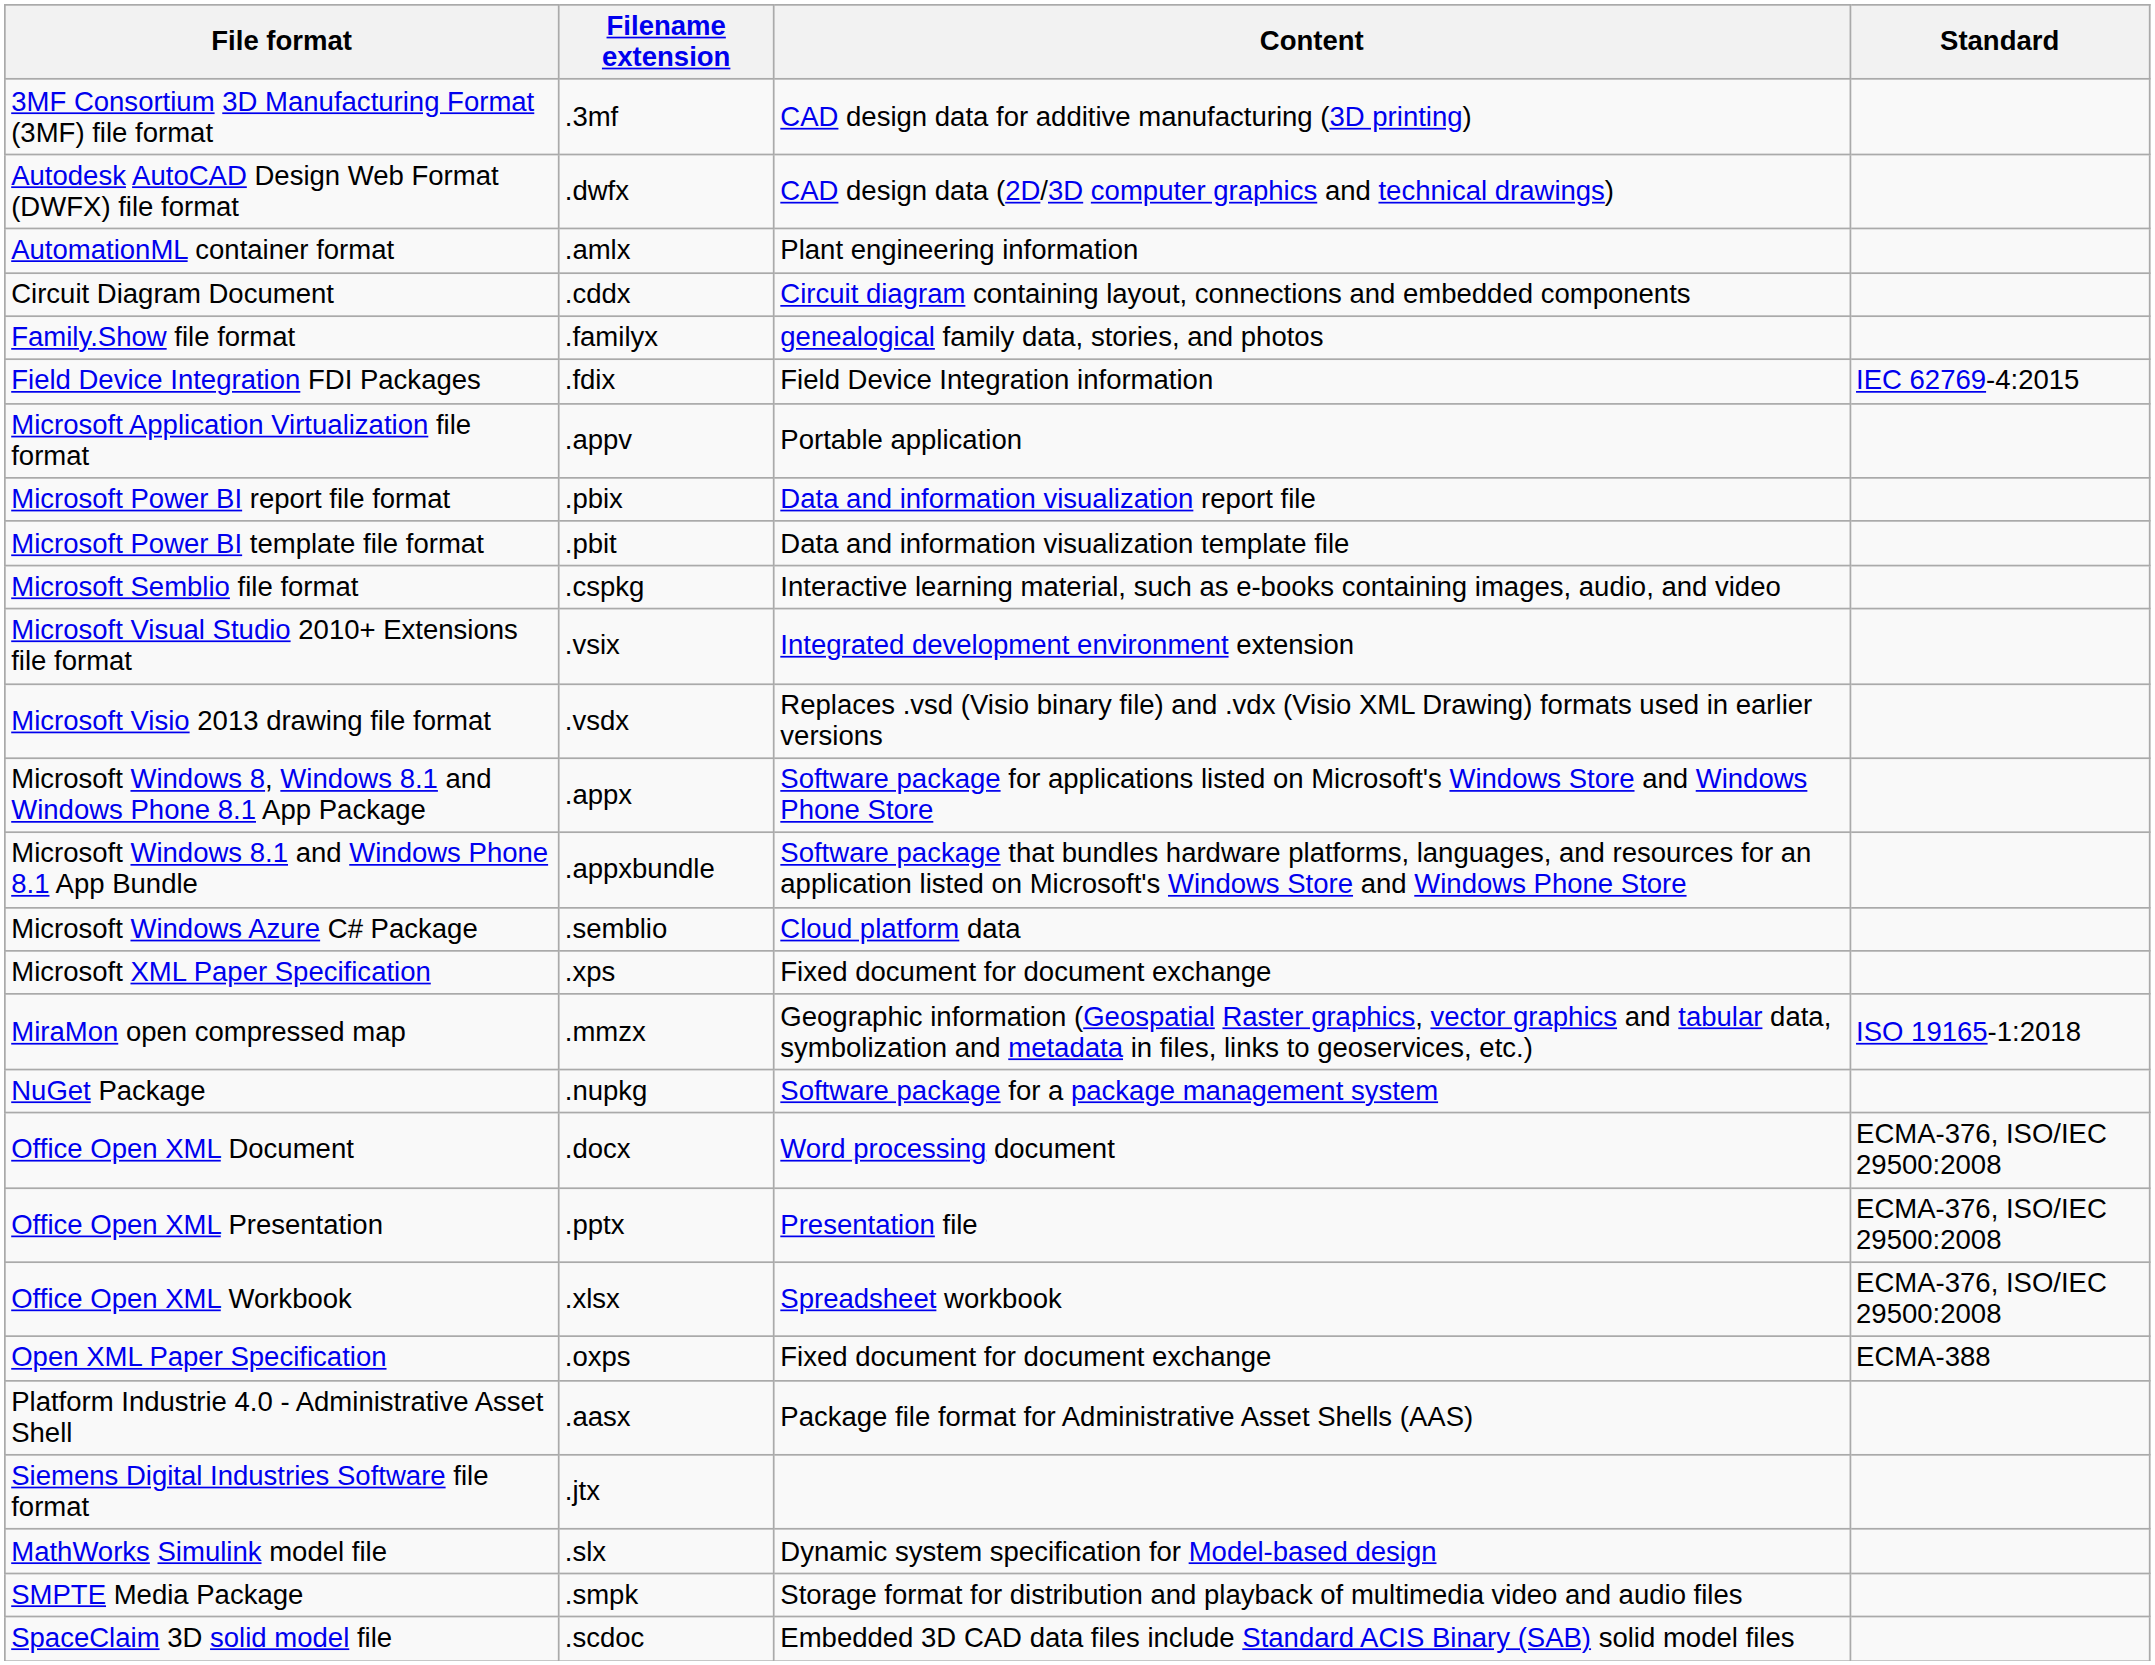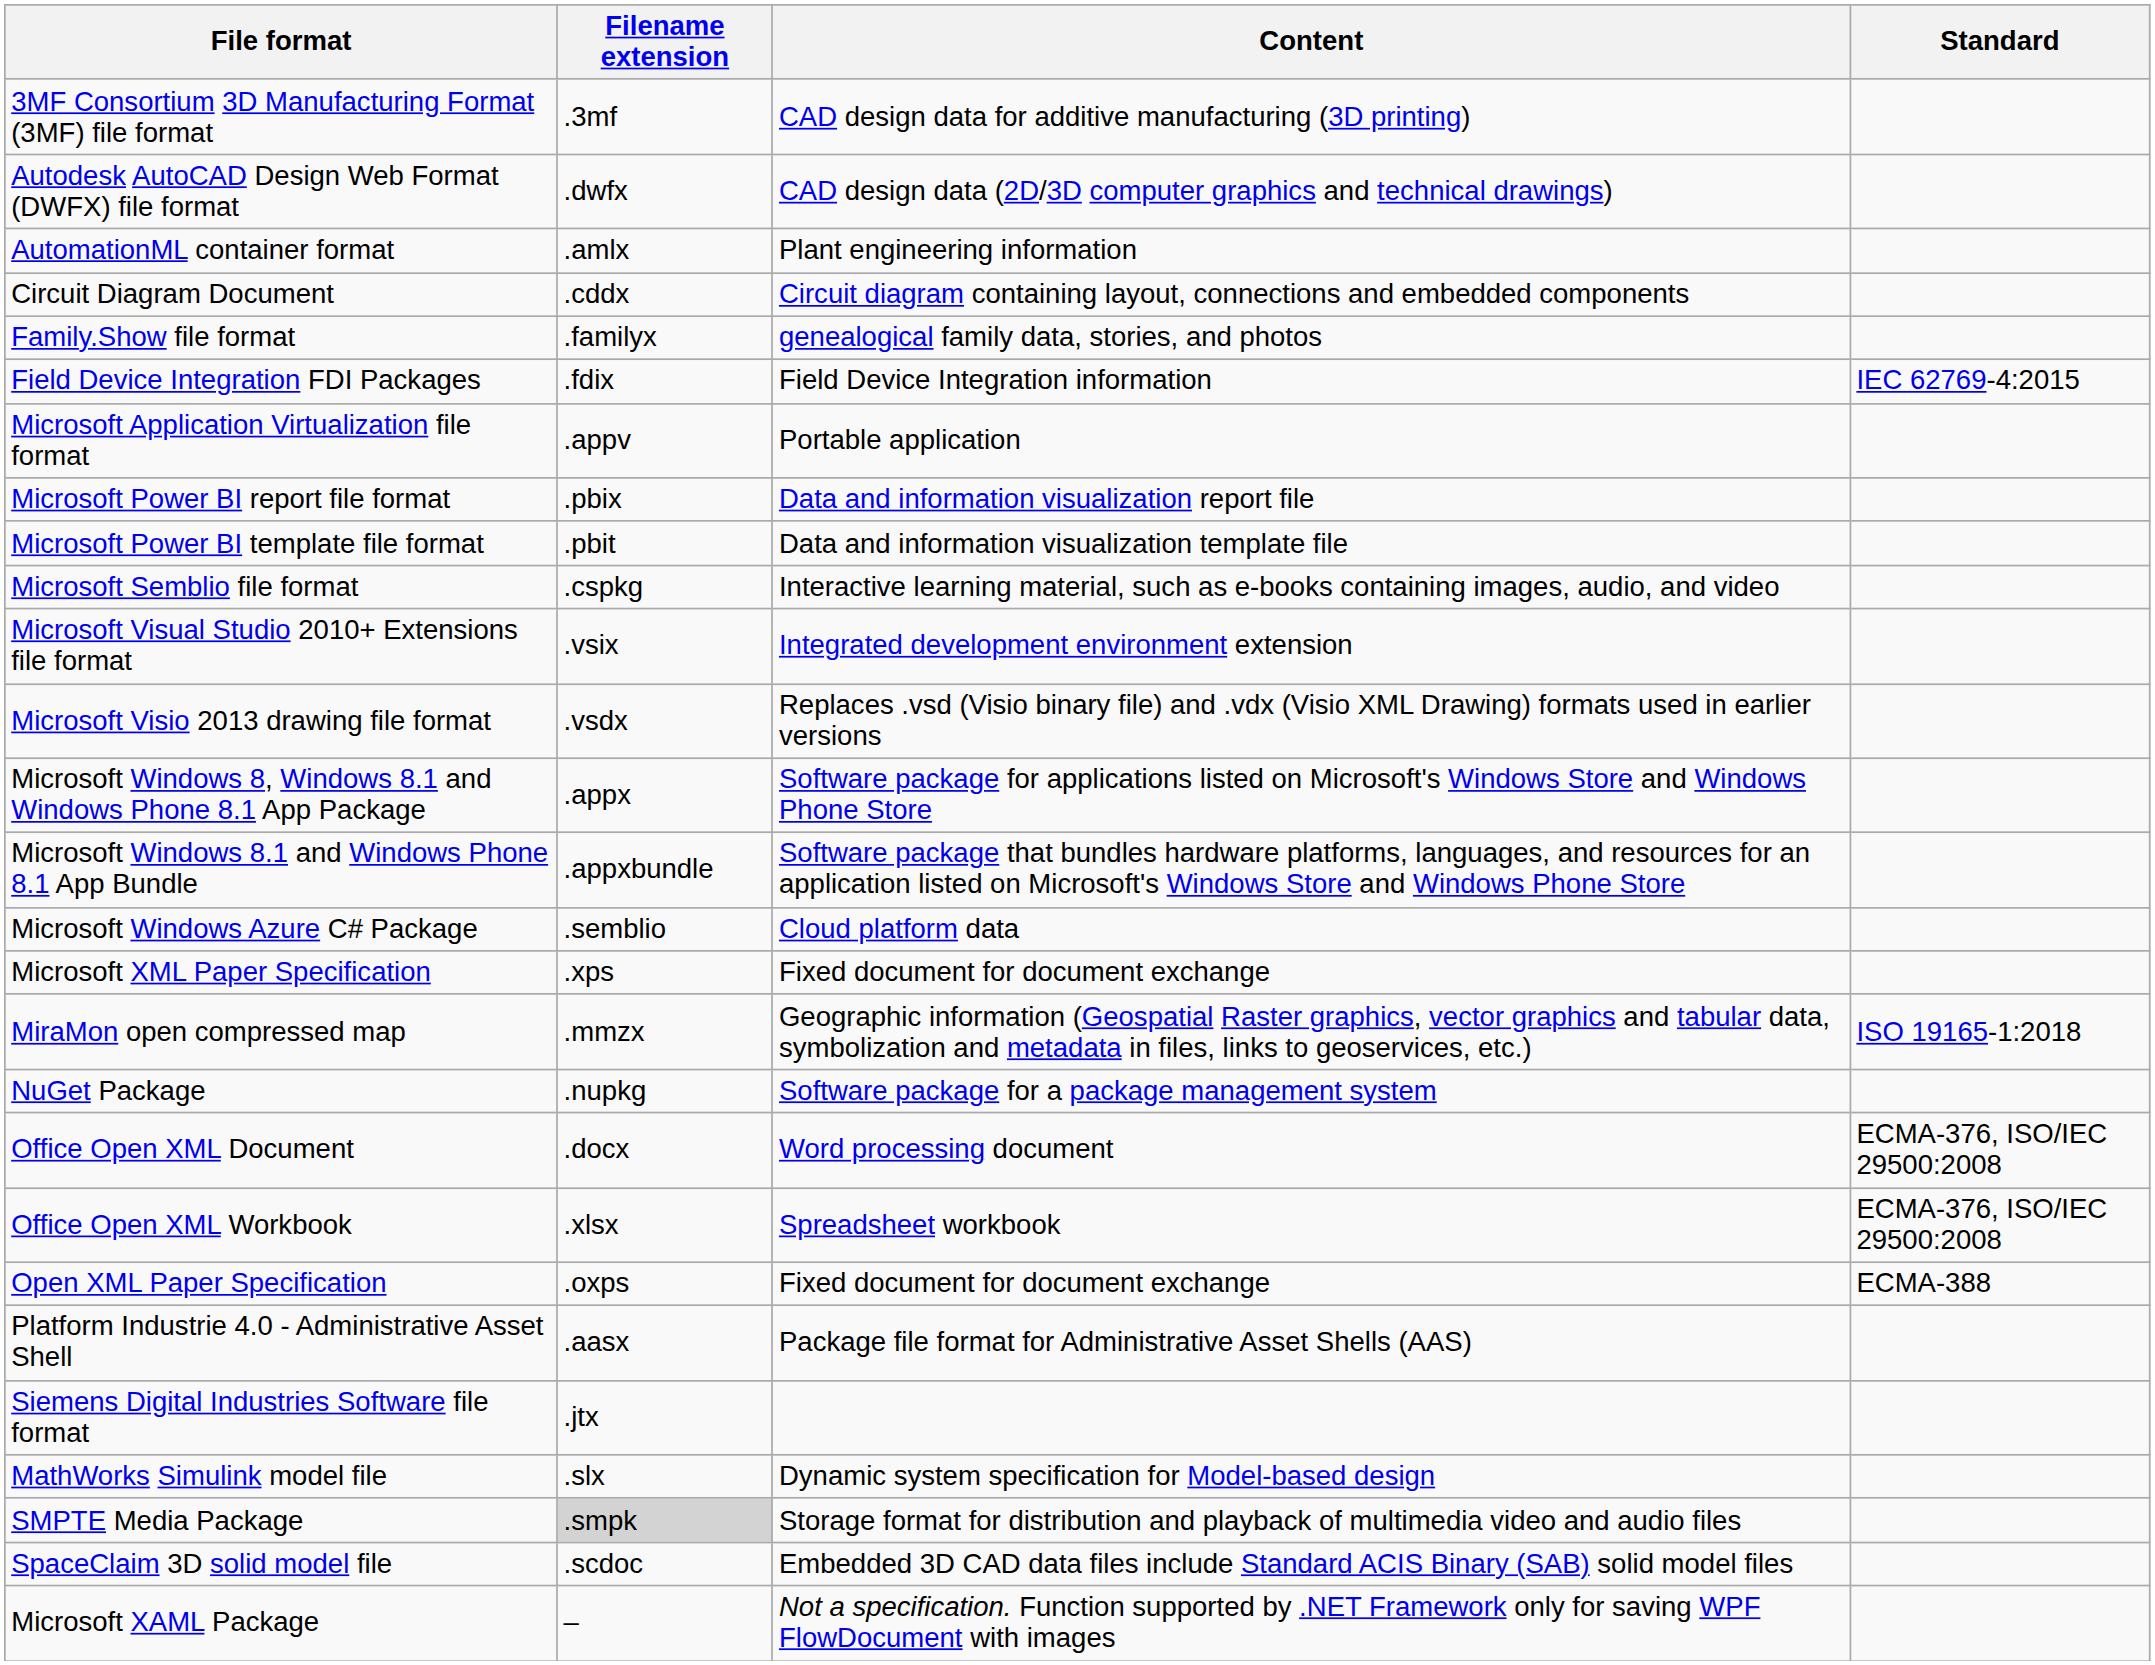- row: (197, 1224)
(601, 1594) no background -> (600, 1519) lightgrey background
+ row: (165, 1622)
